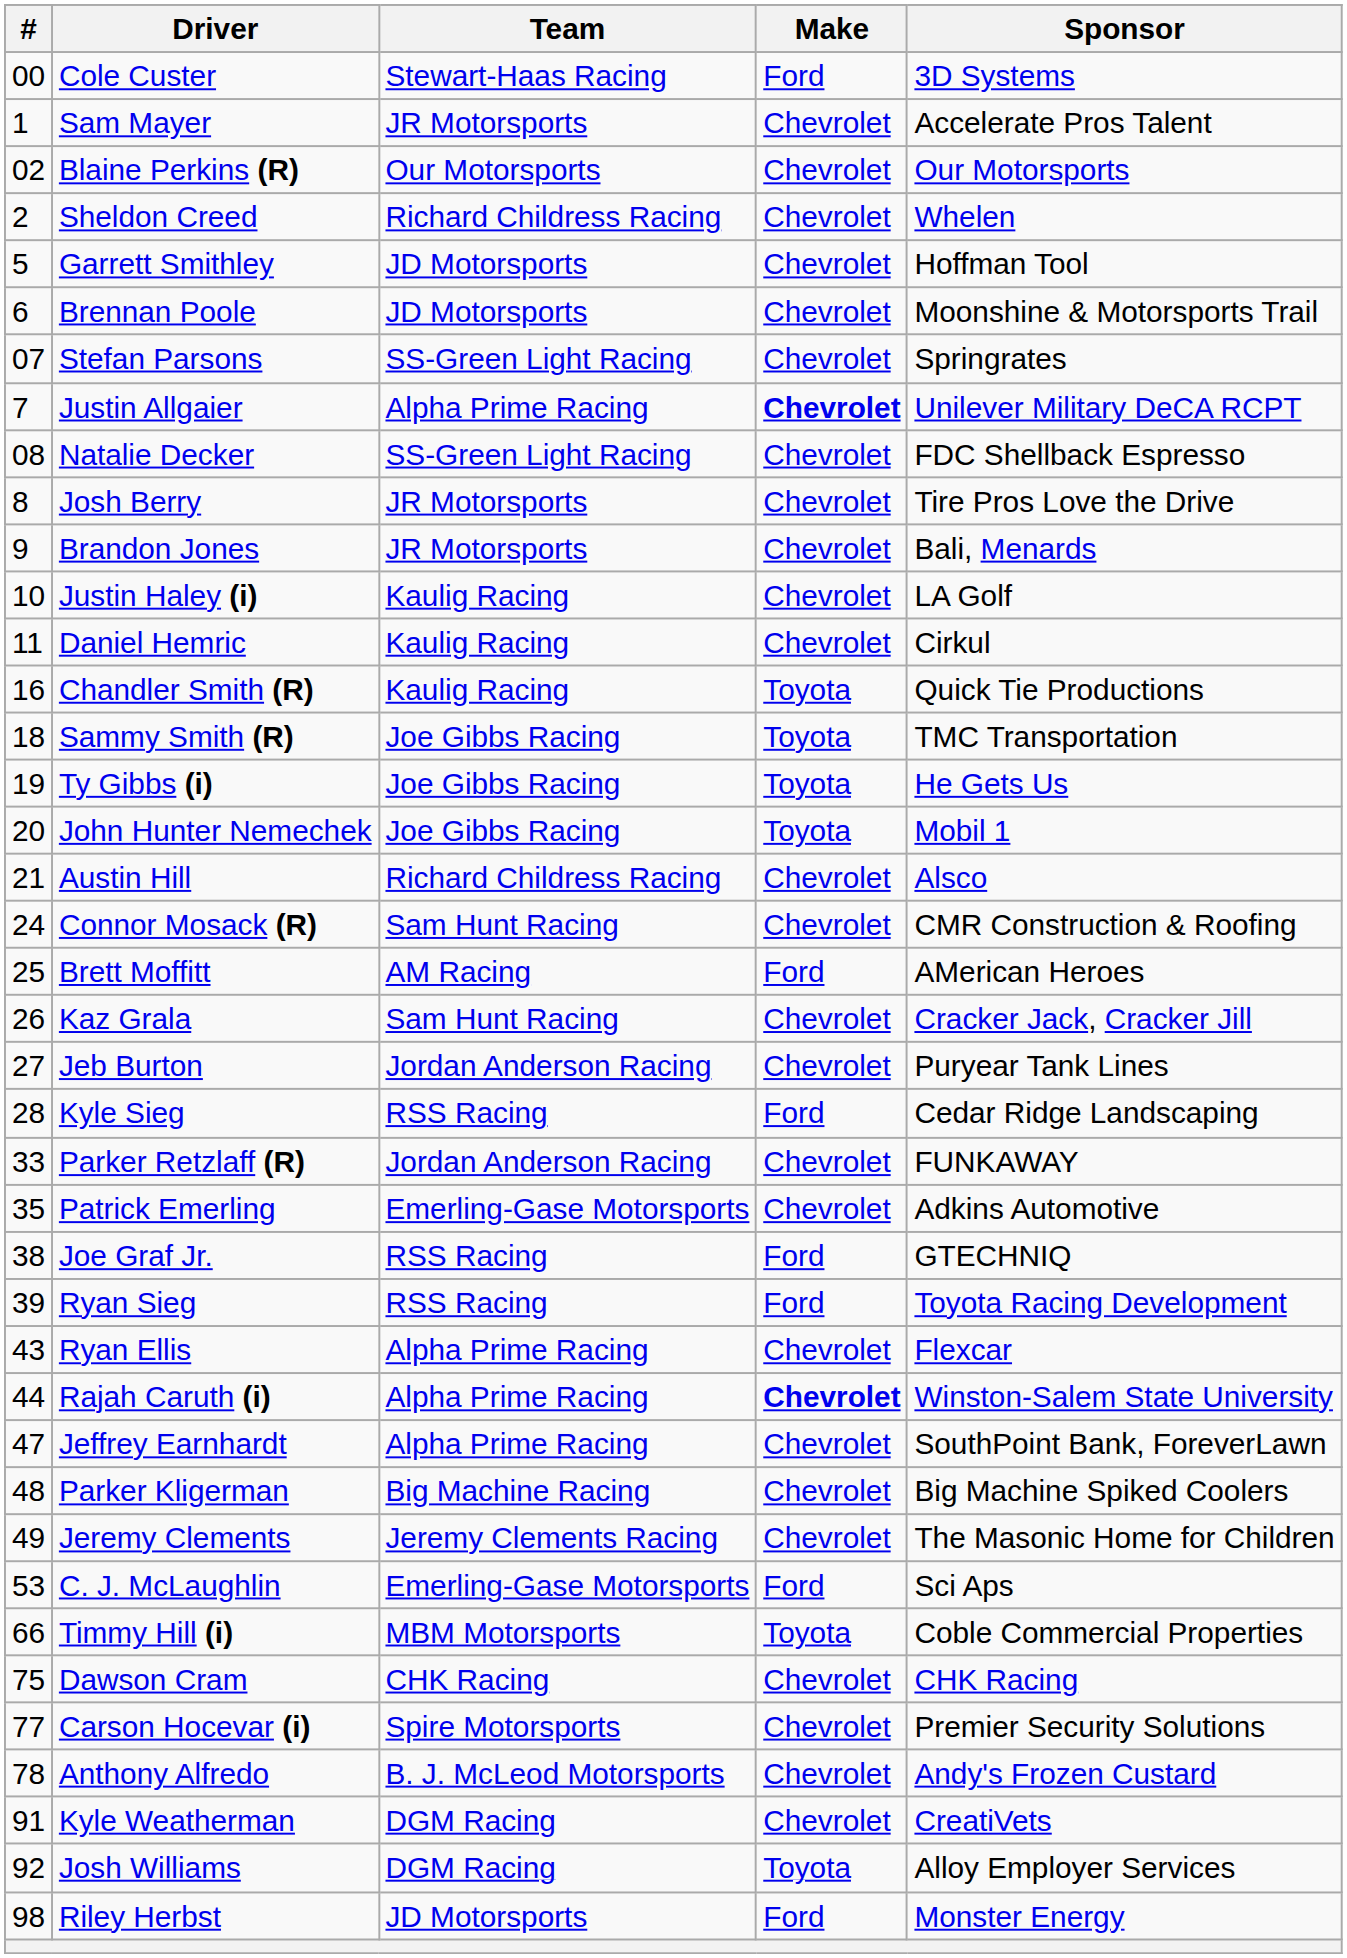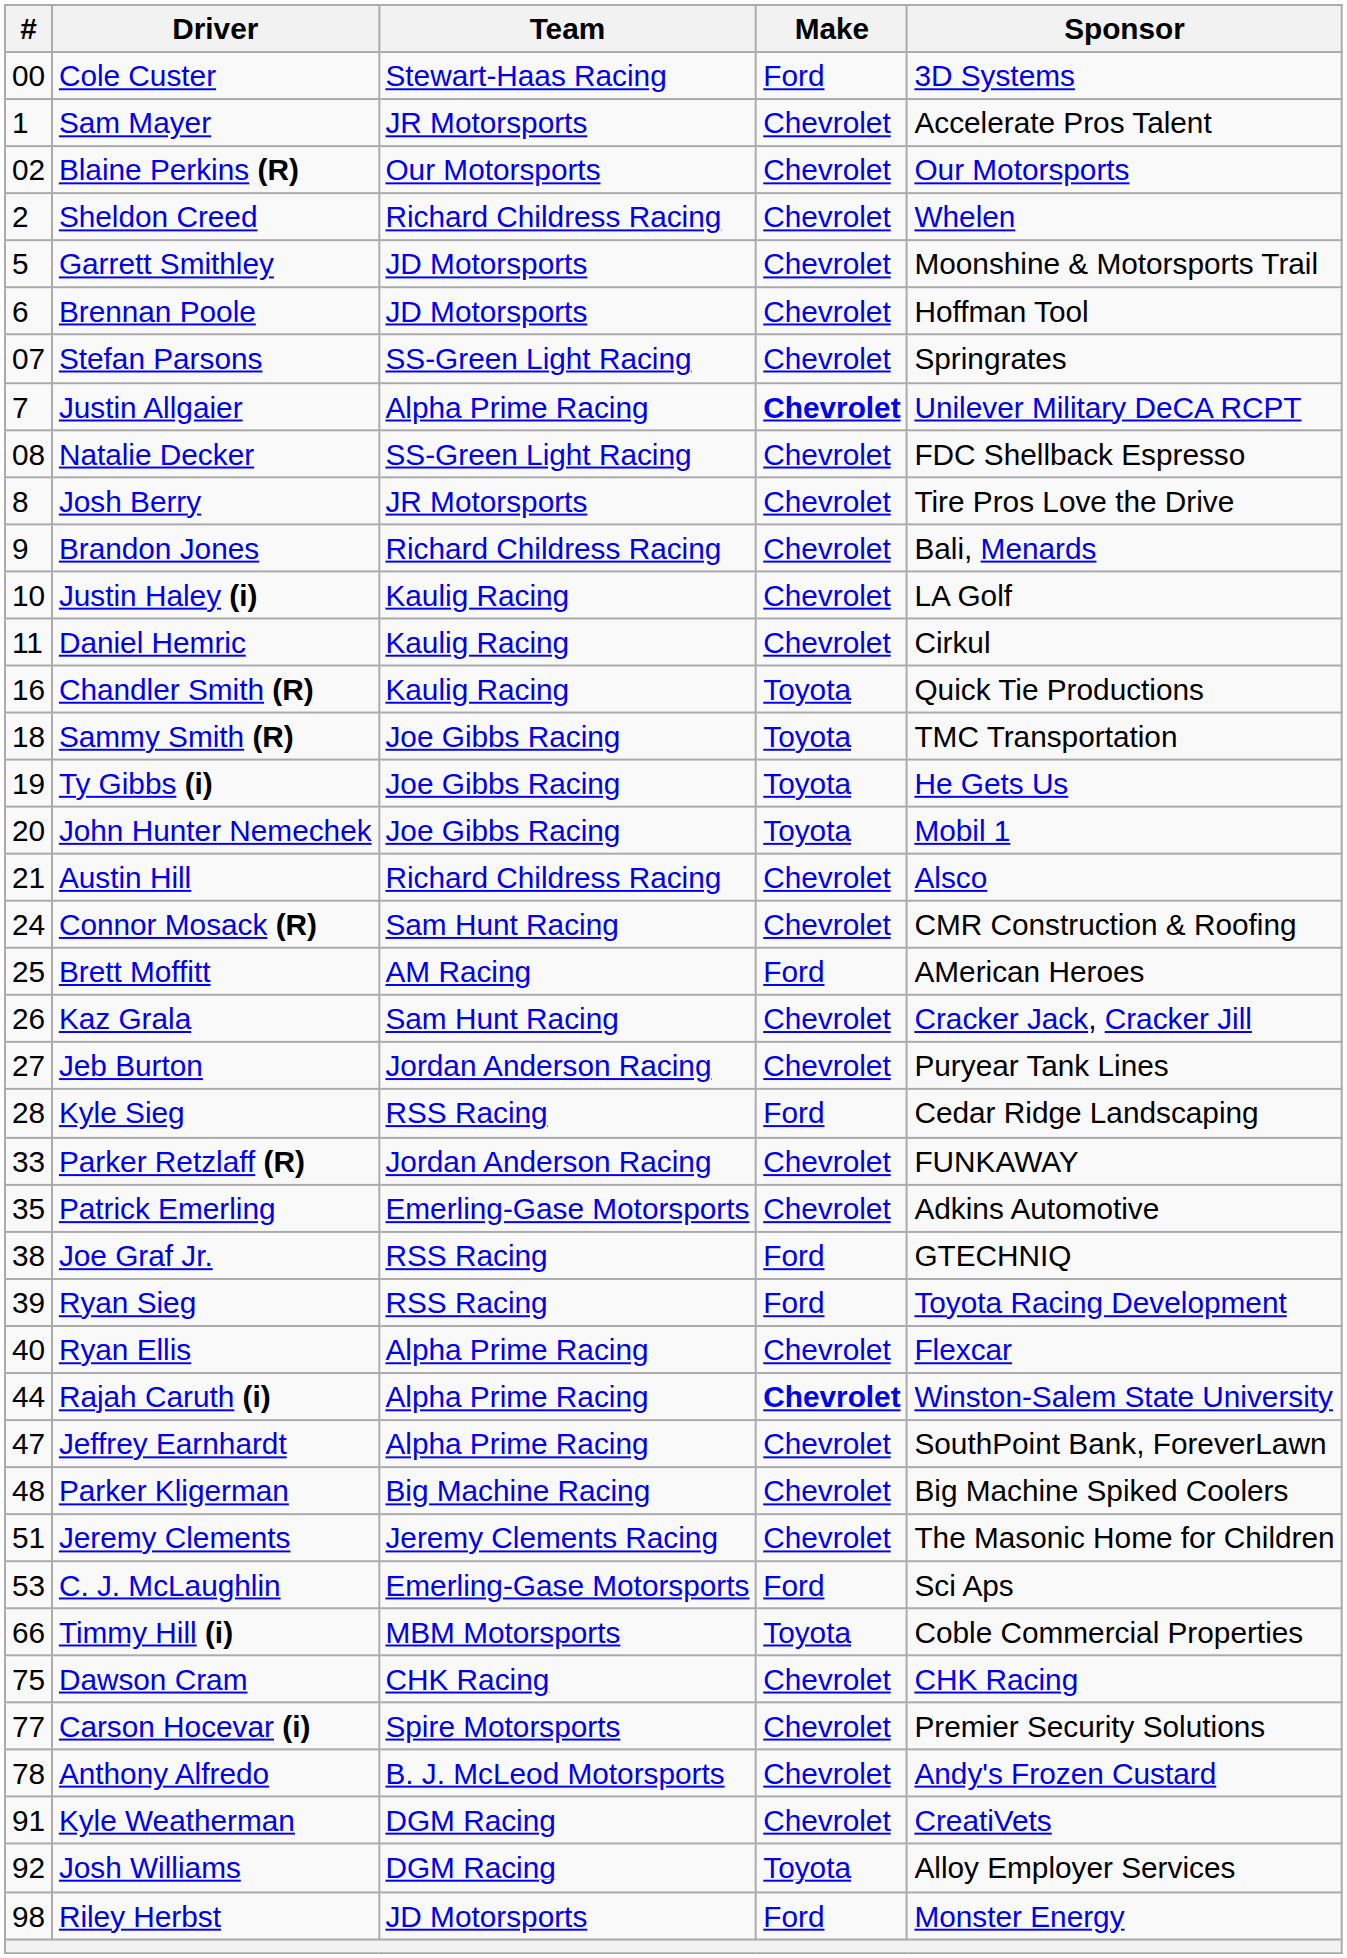(1002, 265) Hoffman Tool -> (1116, 265) Moonshine & Motorsports Trail
(1116, 312) Moonshine & Motorsports Trail -> (1002, 312) Hoffman Tool
(486, 548) JR Motorsports -> (553, 548) Richard Childress Racing
(28, 1349) 43 -> (28, 1349) 40
(28, 1538) 49 -> (28, 1538) 51
